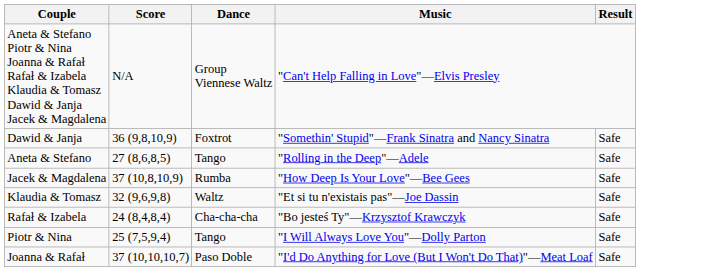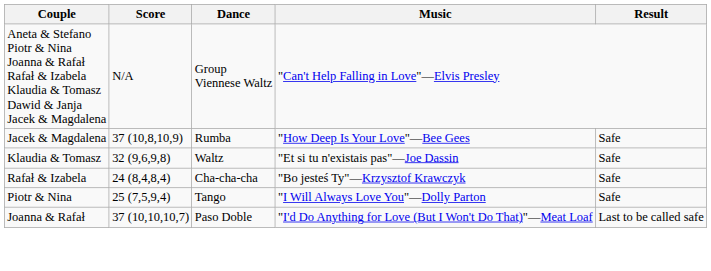- row: (45, 138)
- row: (49, 158)
(610, 256) Safe -> (651, 217) Last to be called safe
